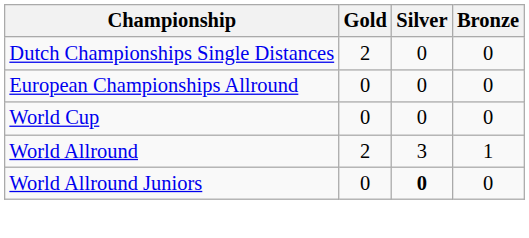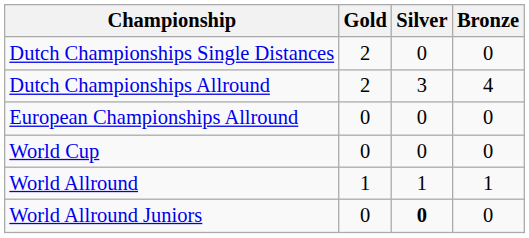+ row: (140, 85)
(365, 150) 2 -> (365, 183) 1
(422, 150) 3 -> (422, 183) 1
